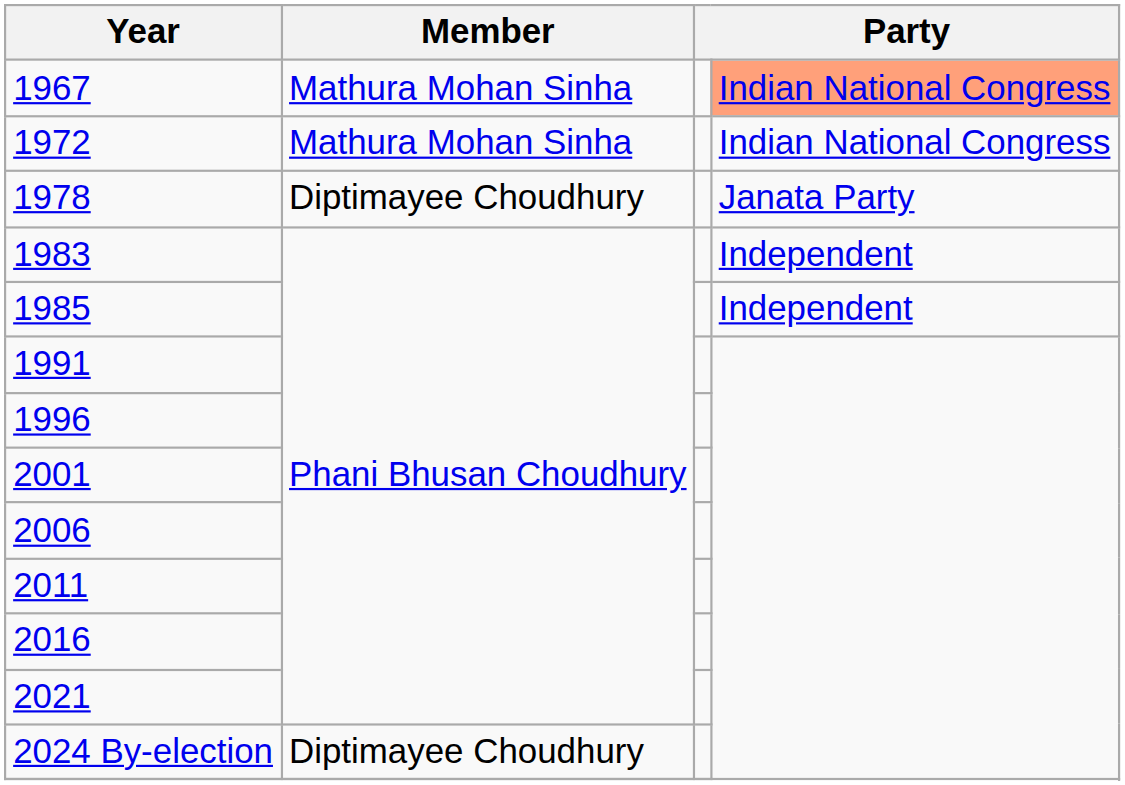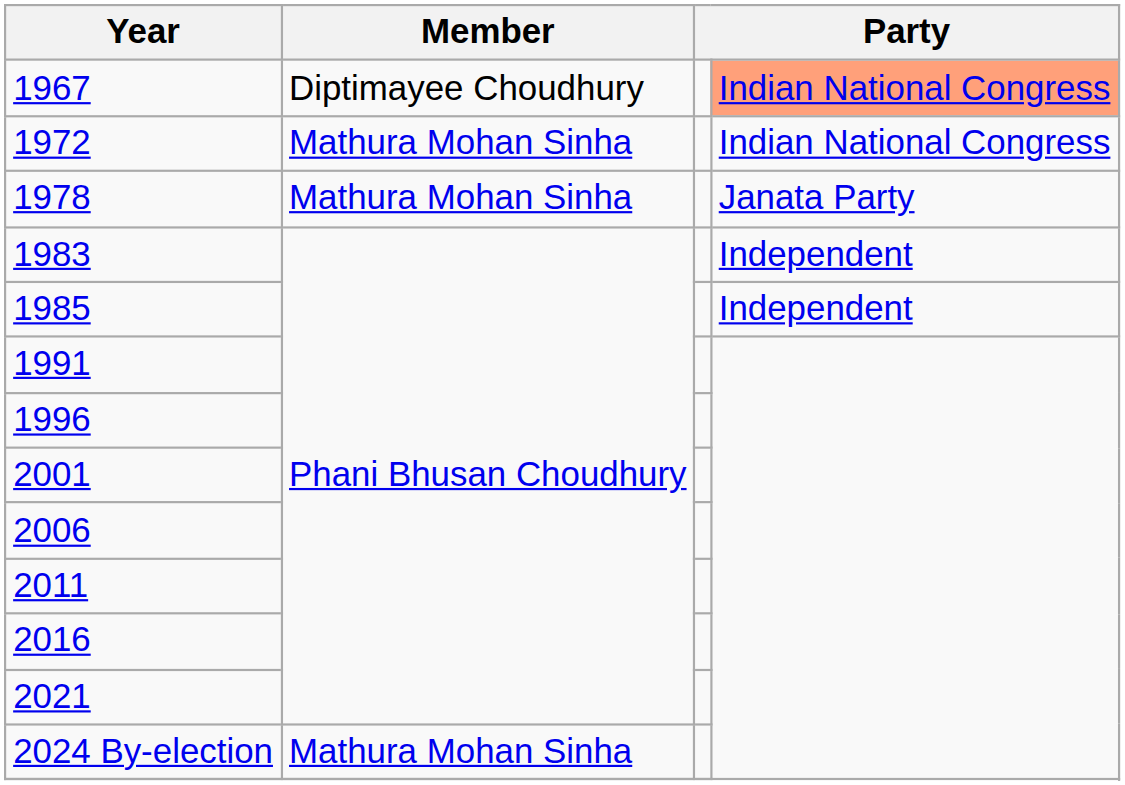(461, 87) Mathura Mohan Sinha -> (466, 87) Diptimayee Choudhury
(466, 198) Diptimayee Choudhury -> (461, 198) Mathura Mohan Sinha
(466, 751) Diptimayee Choudhury -> (461, 751) Mathura Mohan Sinha
